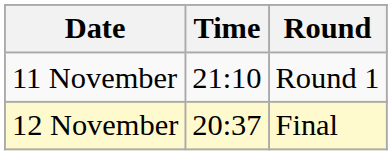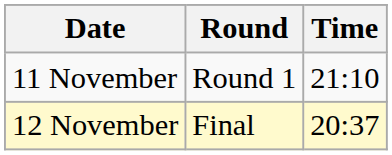columns swapped: (227, 28) <-> (327, 28)
